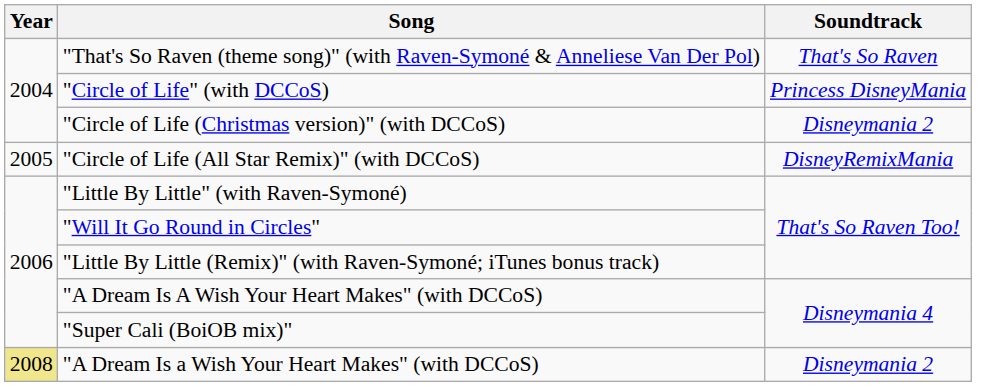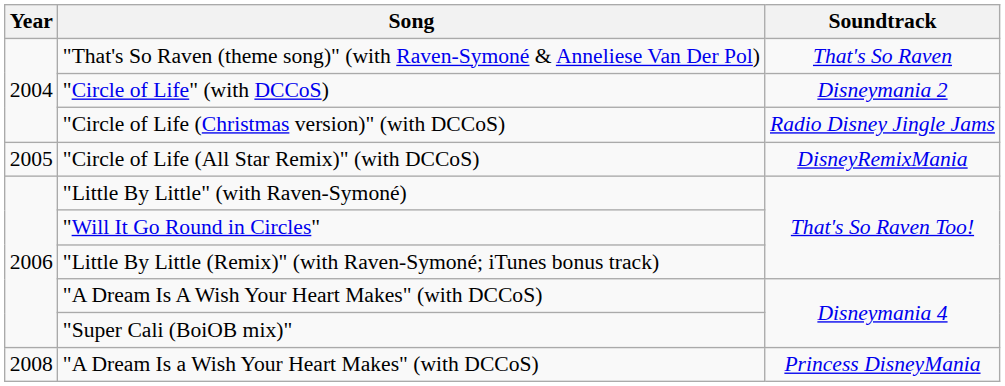(868, 90) Princess DisneyMania -> (882, 90) Disneymania 2
(868, 124) Disneymania 2 -> (882, 124) Radio Disney Jingle Jams
(31, 364) khaki background -> (31, 364) no background
(868, 364) Disneymania 2 -> (882, 364) Princess DisneyMania
